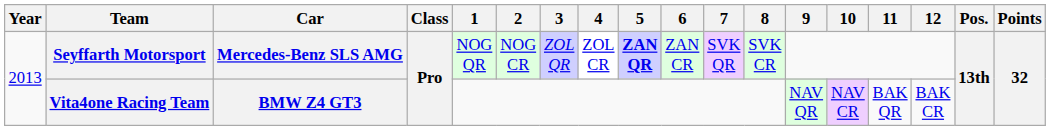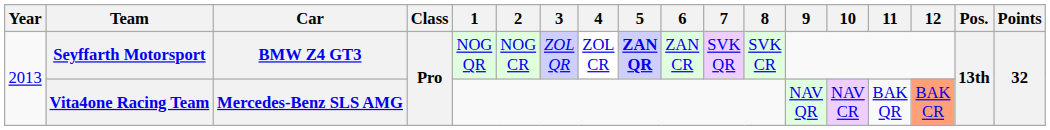(310, 54) Mercedes-Benz SLS AMG -> (310, 54) BMW Z4 GT3
(310, 101) BMW Z4 GT3 -> (310, 101) Mercedes-Benz SLS AMG
(933, 101) no background -> (933, 101) lightsalmon background
